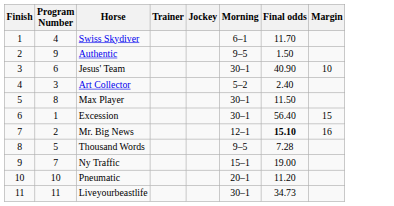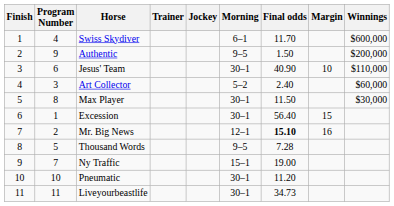+ column: (367, 17)
(240, 178) 20–1 -> (240, 178) 30–1
